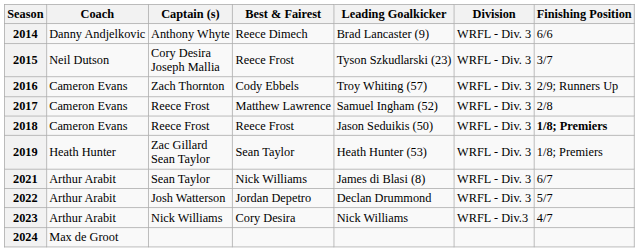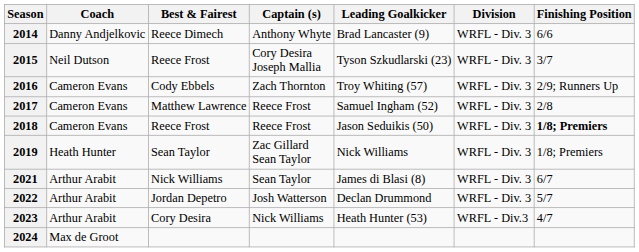columns swapped: (190, 14) <-> (283, 14)
(382, 152) Heath Hunter (53) -> (372, 152) Nick Williams
(372, 217) Nick Williams -> (382, 217) Heath Hunter (53)
